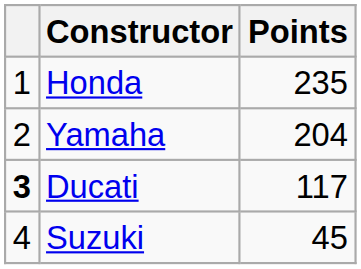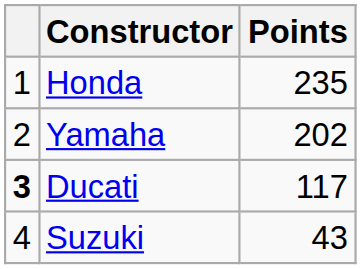(321, 135) 204 -> (321, 135) 202
(330, 238) 45 -> (330, 238) 43
